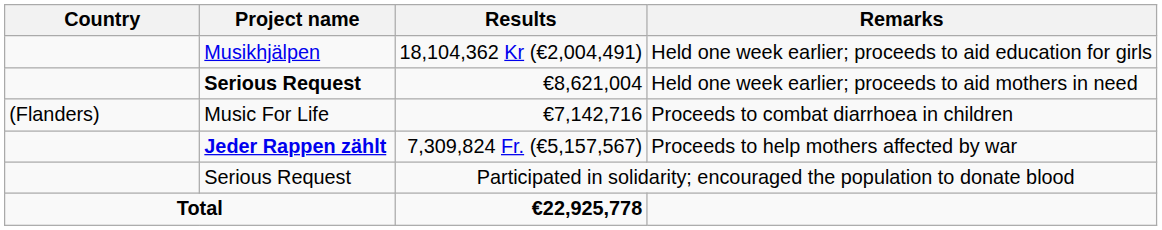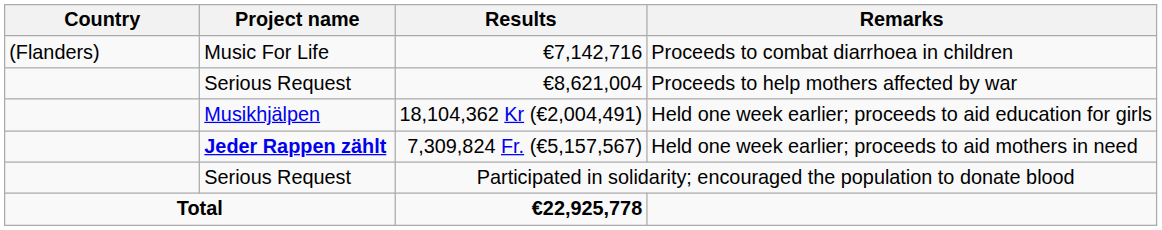rows swapped: (593, 114) <-> (521, 51)
(283, 83) bold -> (278, 83) normal
(895, 83) Held one week earlier; proceeds to aid mothers in need -> (834, 83) Proceeds to help mothers affected by war
(834, 146) Proceeds to help mothers affected by war -> (895, 146) Held one week earlier; proceeds to aid mothers in need
